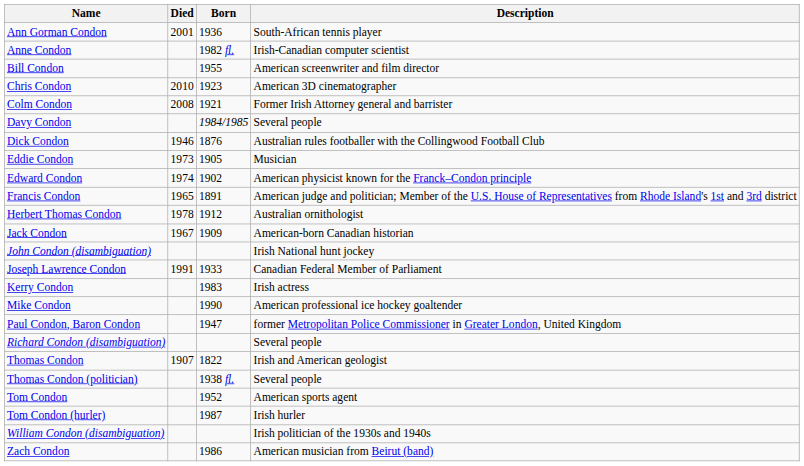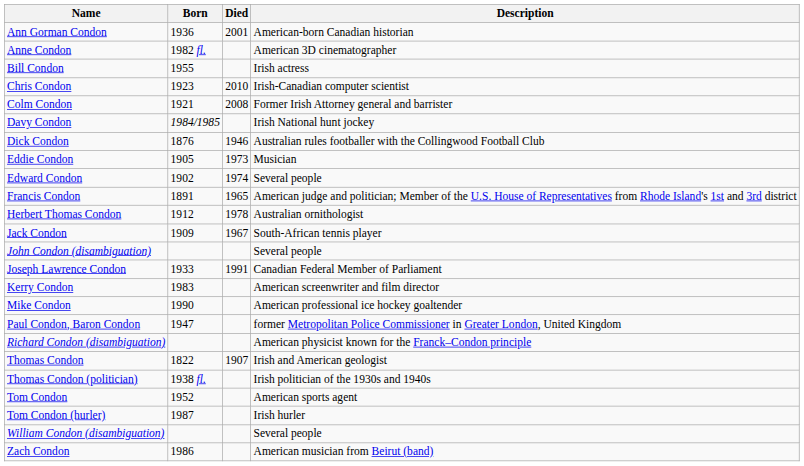columns swapped: (224, 13) <-> (182, 13)
(318, 31) South-African tennis player -> (334, 31) American-born Canadian historian
(331, 50) Irish-Canadian computer scientist -> (325, 50) American 3D cinematographer
(346, 68) American screenwriter and film director -> (281, 68) Irish actress
(325, 86) American 3D cinematographer -> (331, 86) Irish-Canadian computer scientist
(288, 123) Several people -> (314, 123) Irish National hunt jockey
(392, 178) American physicist known for the Franck–Condon principle -> (288, 178) Several people
(334, 232) American-born Canadian historian -> (318, 232) South-African tennis player
(314, 251) Irish National hunt jockey -> (288, 251) Several people
(281, 287) Irish actress -> (346, 287) American screenwriter and film director
(288, 342) Several people -> (392, 342) American physicist known for the Franck–Condon principle
(288, 379) Several people -> (342, 379) Irish politician of the 1930s and 1940s
(342, 433) Irish politician of the 1930s and 1940s -> (288, 433) Several people
